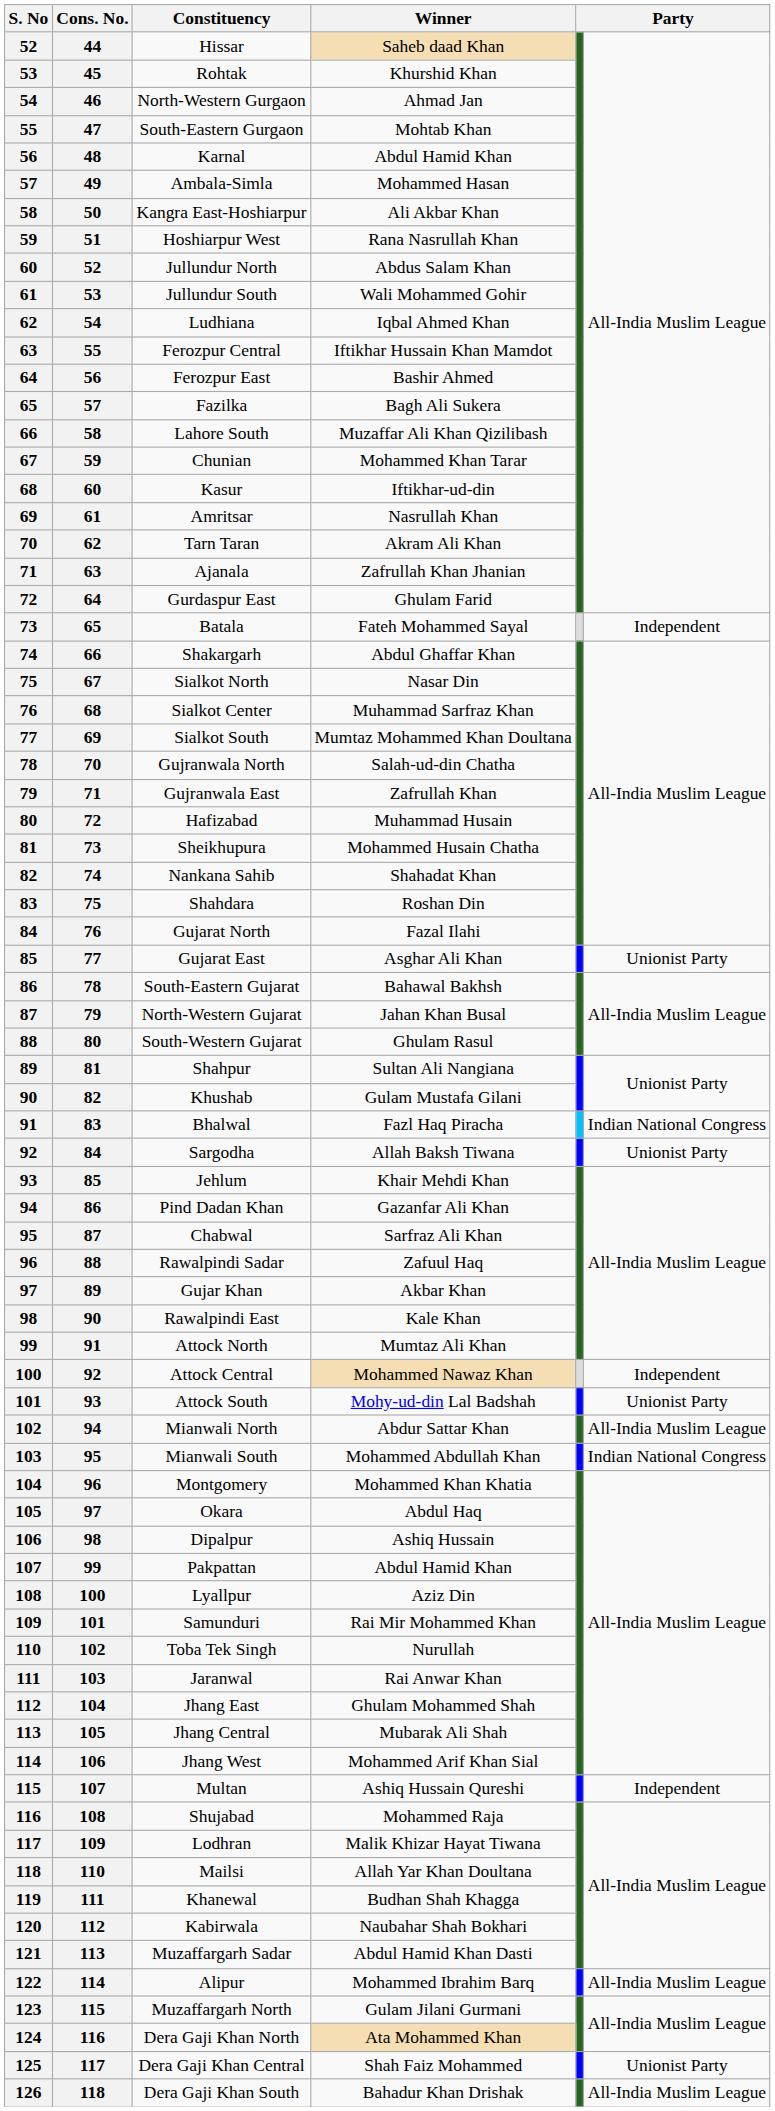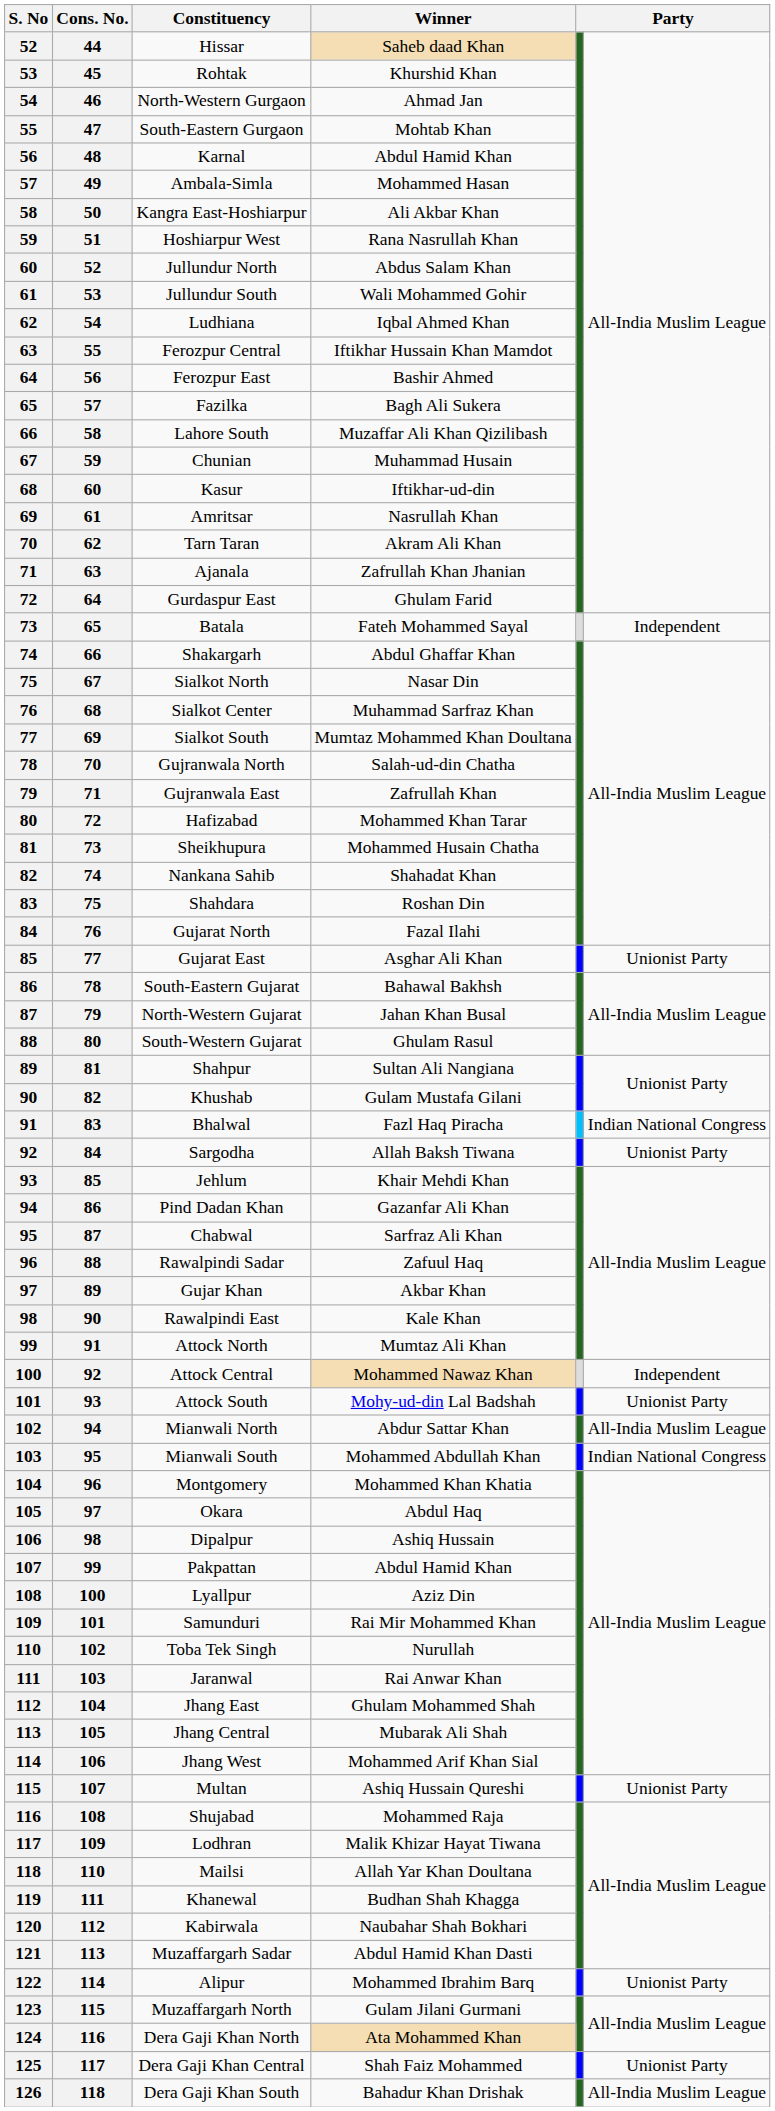(443, 460) Mohammed Khan Tarar -> (443, 460) Muhammad Husain
(443, 820) Muhammad Husain -> (443, 820) Mohammed Khan Tarar
(677, 1788) Independent -> (677, 1788) Unionist Party
(677, 1982) All-India Muslim League -> (677, 1982) Unionist Party
